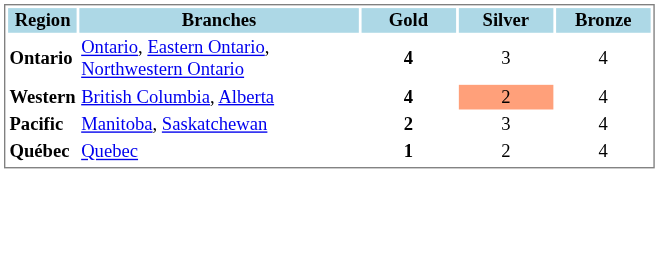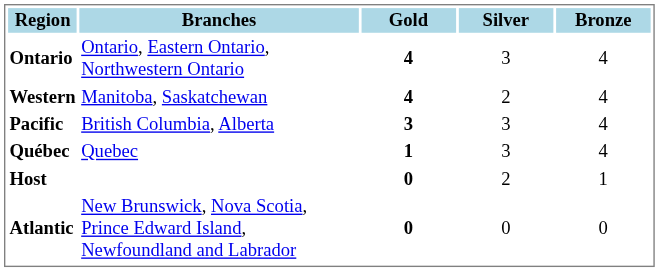(178, 96) British Columbia, Alberta -> (174, 96) Manitoba, Saskatchewan
(506, 96) lightsalmon background -> (506, 96) no background
(174, 124) Manitoba, Saskatchewan -> (178, 124) British Columbia, Alberta
(408, 124) 2 -> (408, 124) 3
(506, 151) 2 -> (506, 151) 3
+ row: (28, 179)
+ row: (42, 228)
